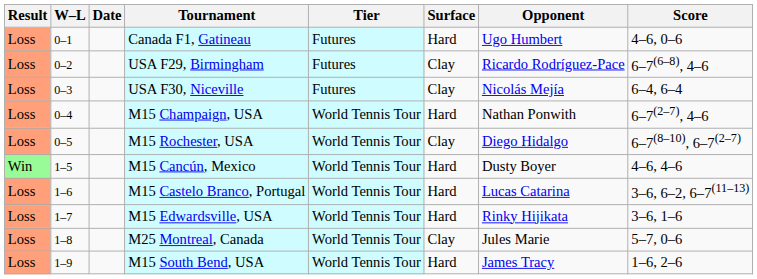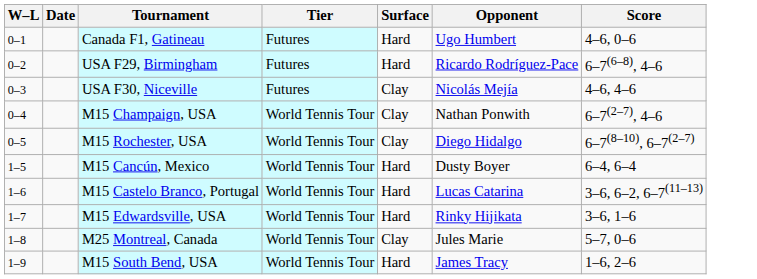- column: (28, 16)
(441, 64) Clay -> (396, 64) Hard
(657, 89) 6–4, 6–4 -> (610, 89) 4–6, 4–6
(442, 114) Hard -> (395, 114) Clay
(657, 166) 4–6, 4–6 -> (610, 166) 6–4, 6–4
